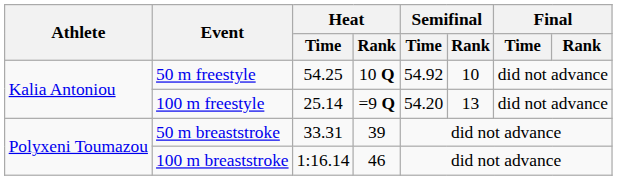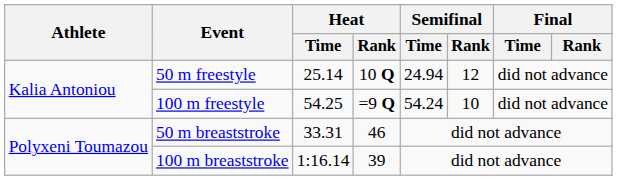(323, 75) 54.25 -> (323, 75) 25.14
(424, 75) 54.92 -> (424, 75) 24.94
(471, 75) 10 -> (471, 75) 12
(323, 103) 25.14 -> (323, 103) 54.25
(424, 103) 54.20 -> (424, 103) 54.24
(471, 103) 13 -> (471, 103) 10
(377, 132) 39 -> (377, 132) 46
(377, 161) 46 -> (377, 161) 39
